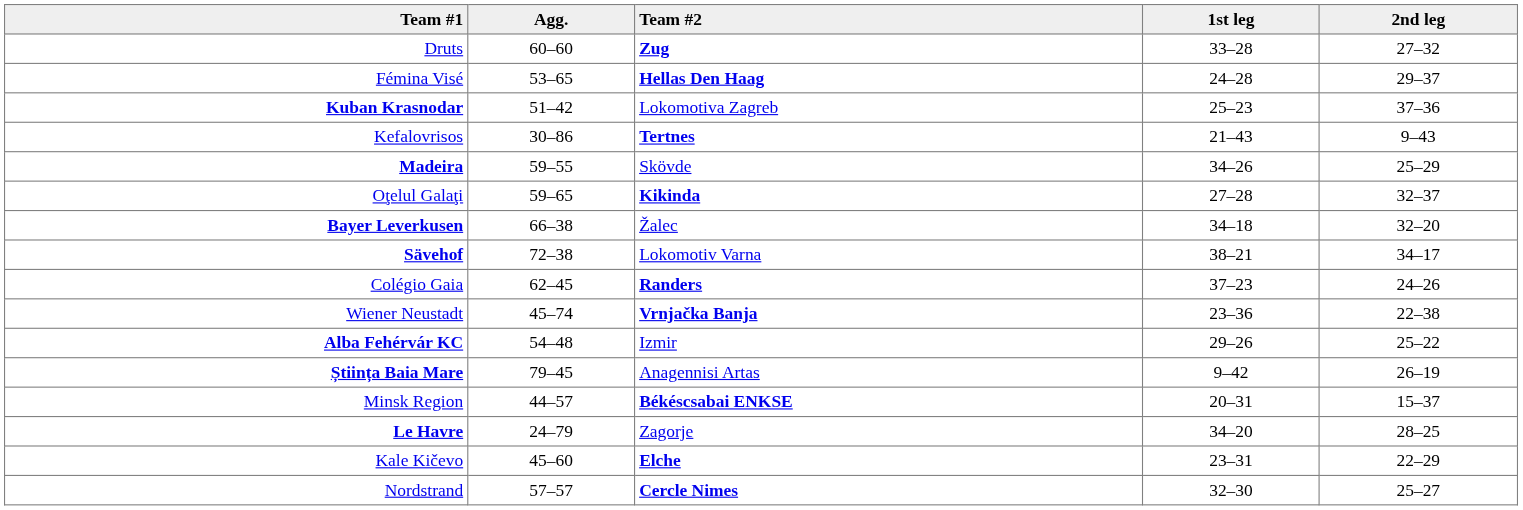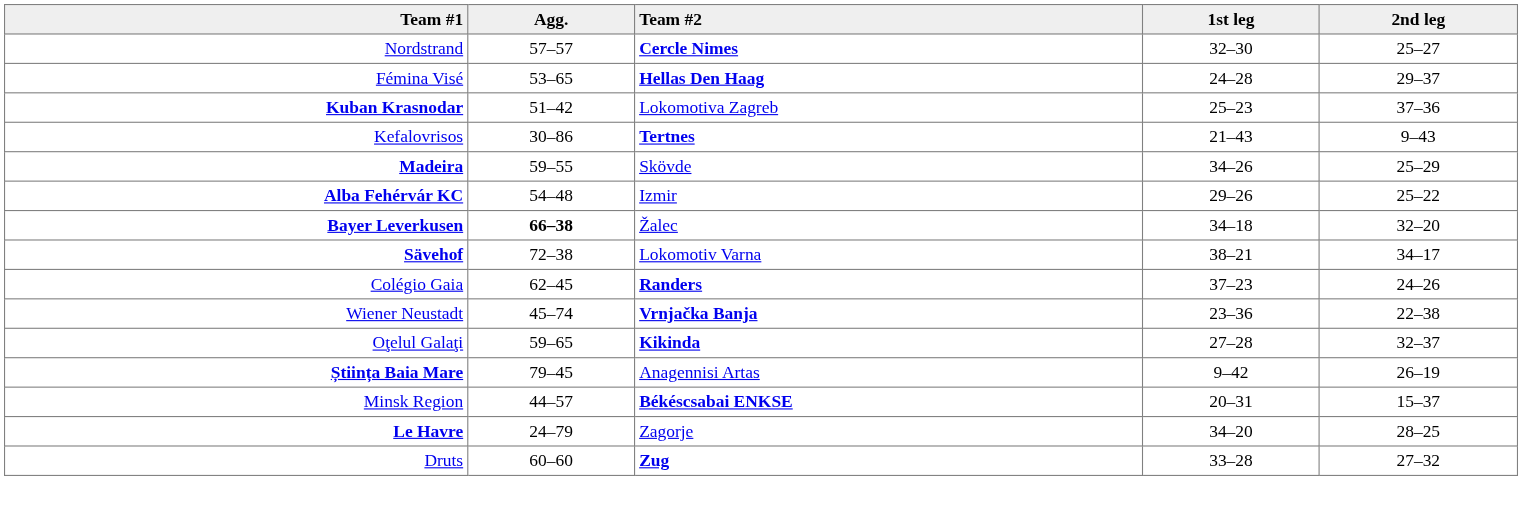rows swapped: (424, 490) <-> (444, 48)
rows swapped: (418, 195) <-> (394, 342)
(551, 225) normal -> (551, 225) bold
- row: (419, 460)
